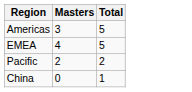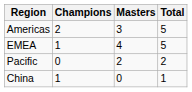+ column: (83, 12)
